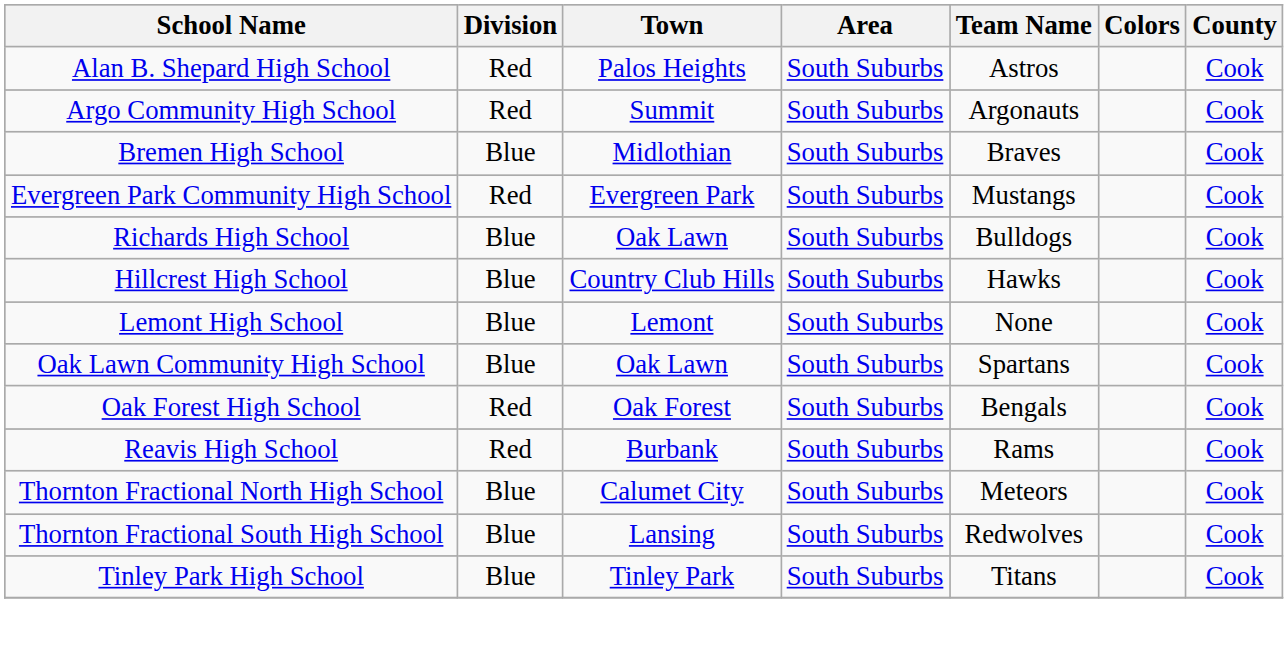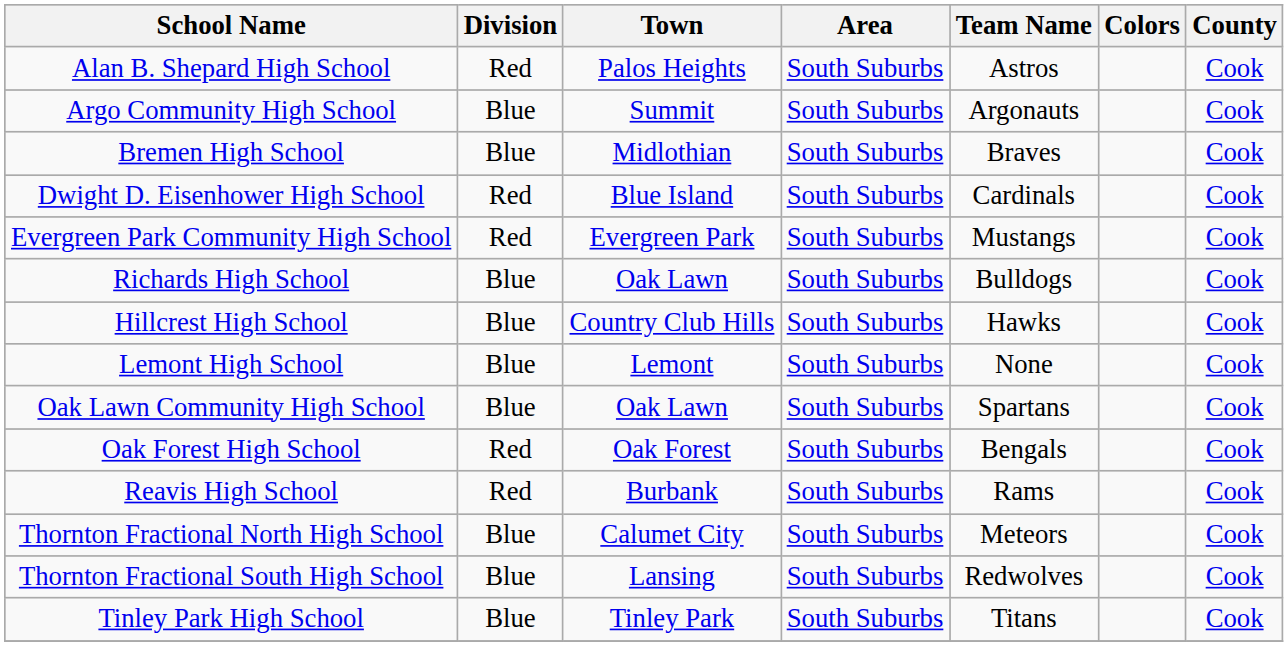(510, 110) Red -> (510, 110) Blue
+ row: (231, 195)
